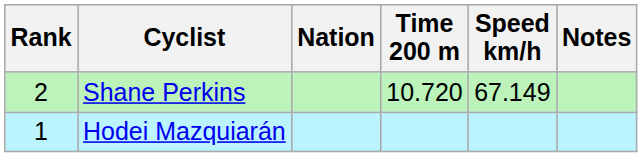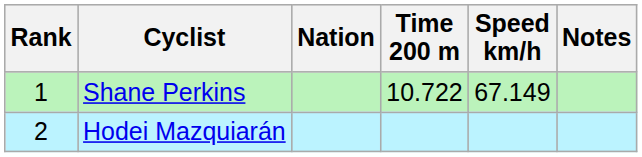(41, 91) 2 -> (41, 91) 1
(424, 91) 10.720 -> (424, 91) 10.722
(41, 131) 1 -> (41, 131) 2
